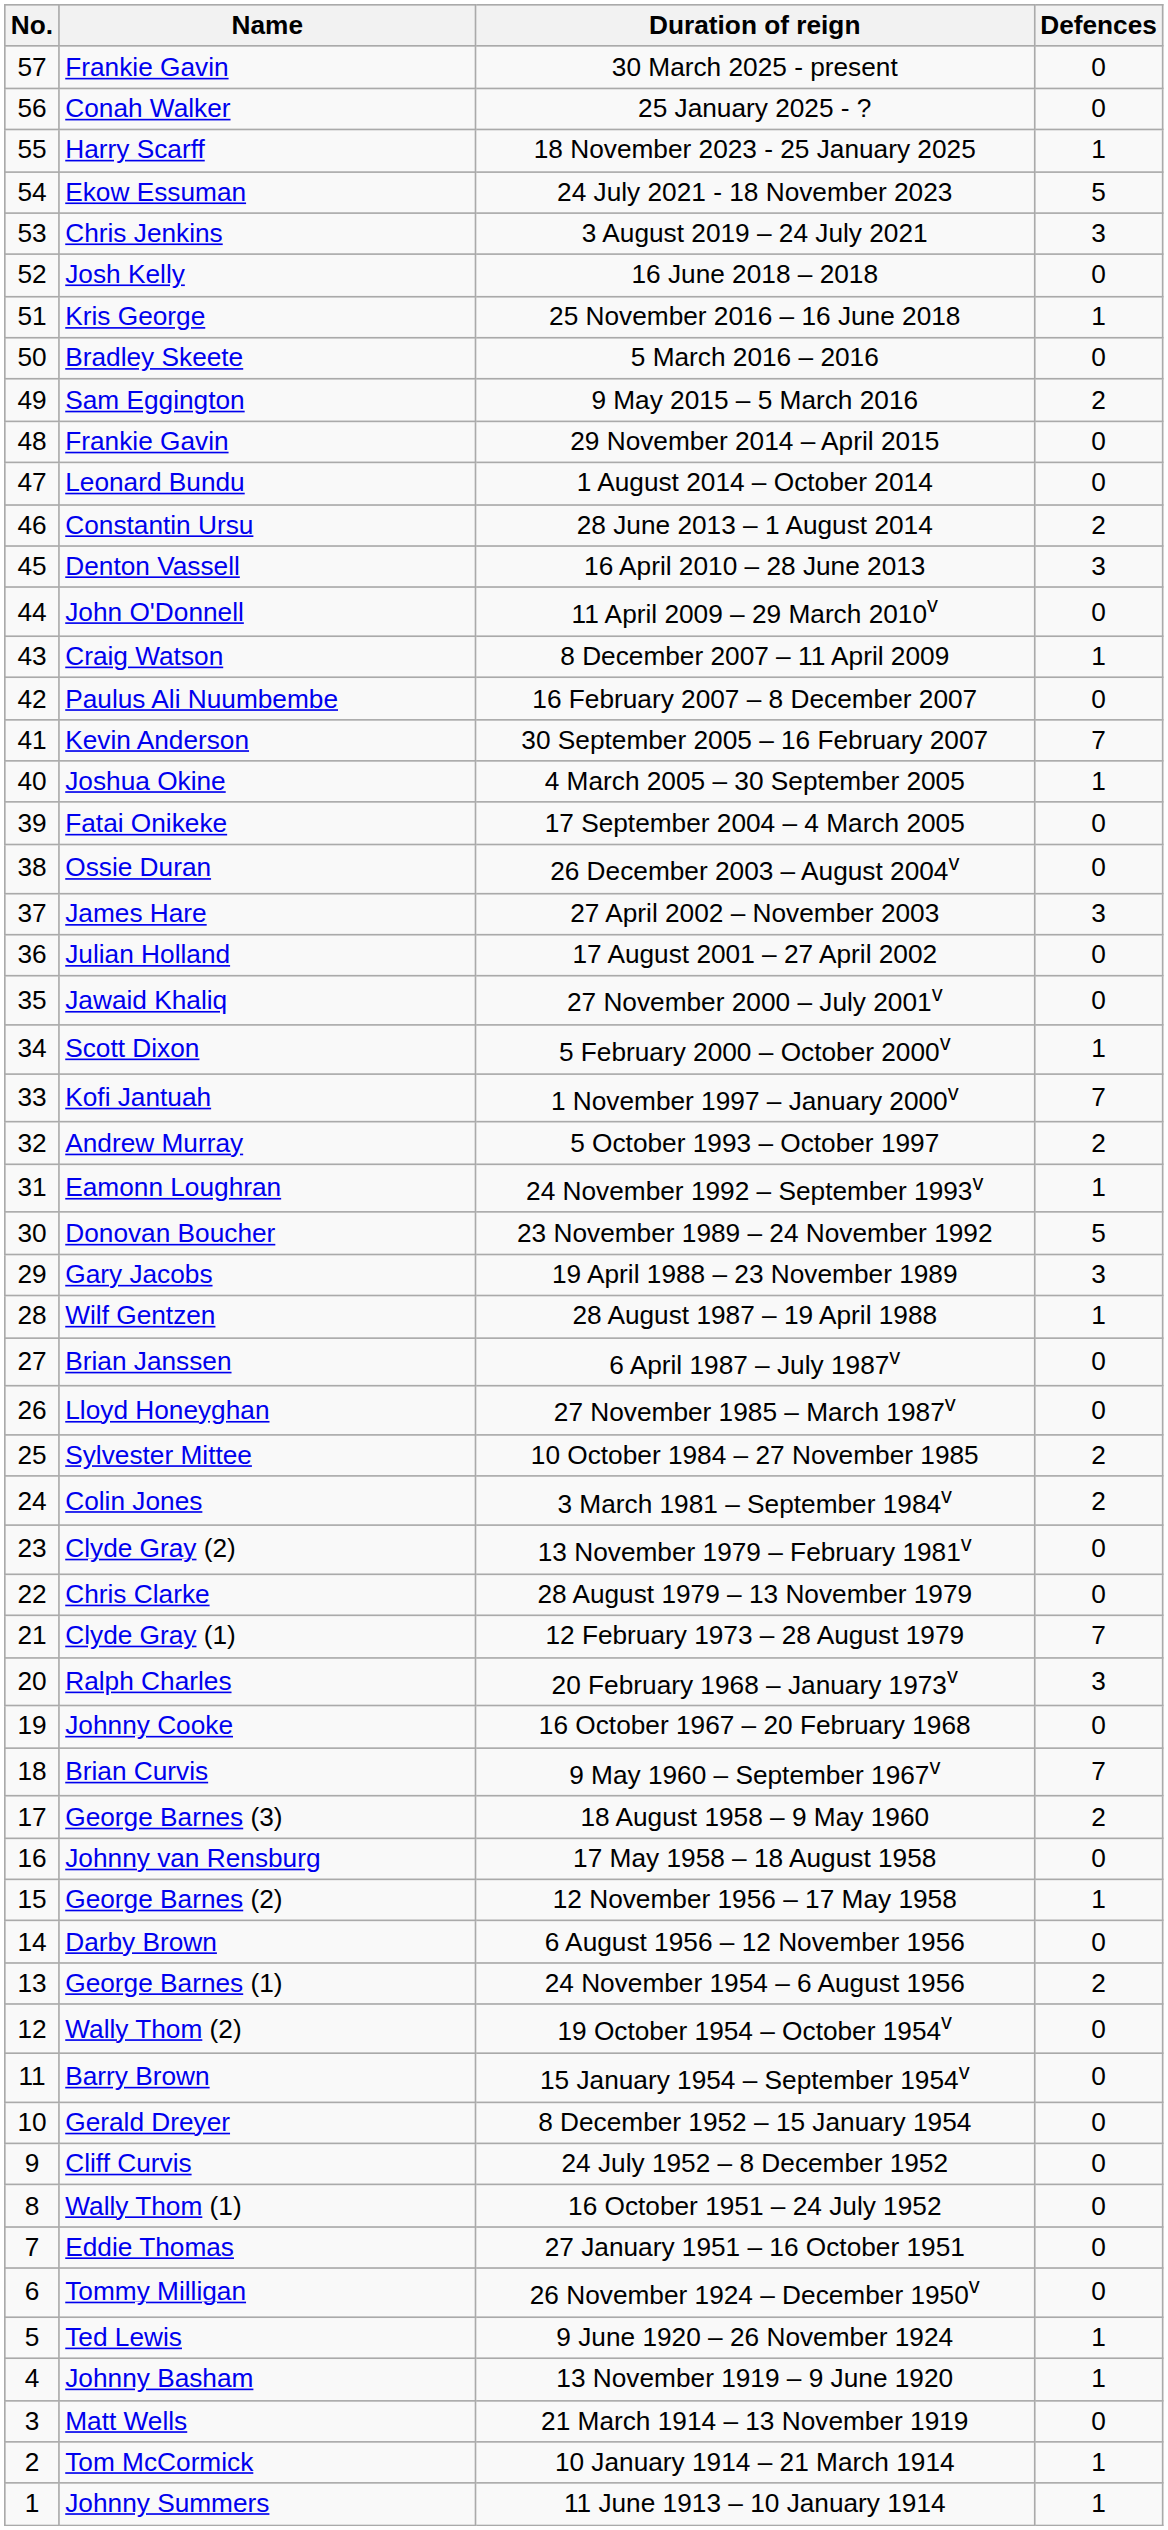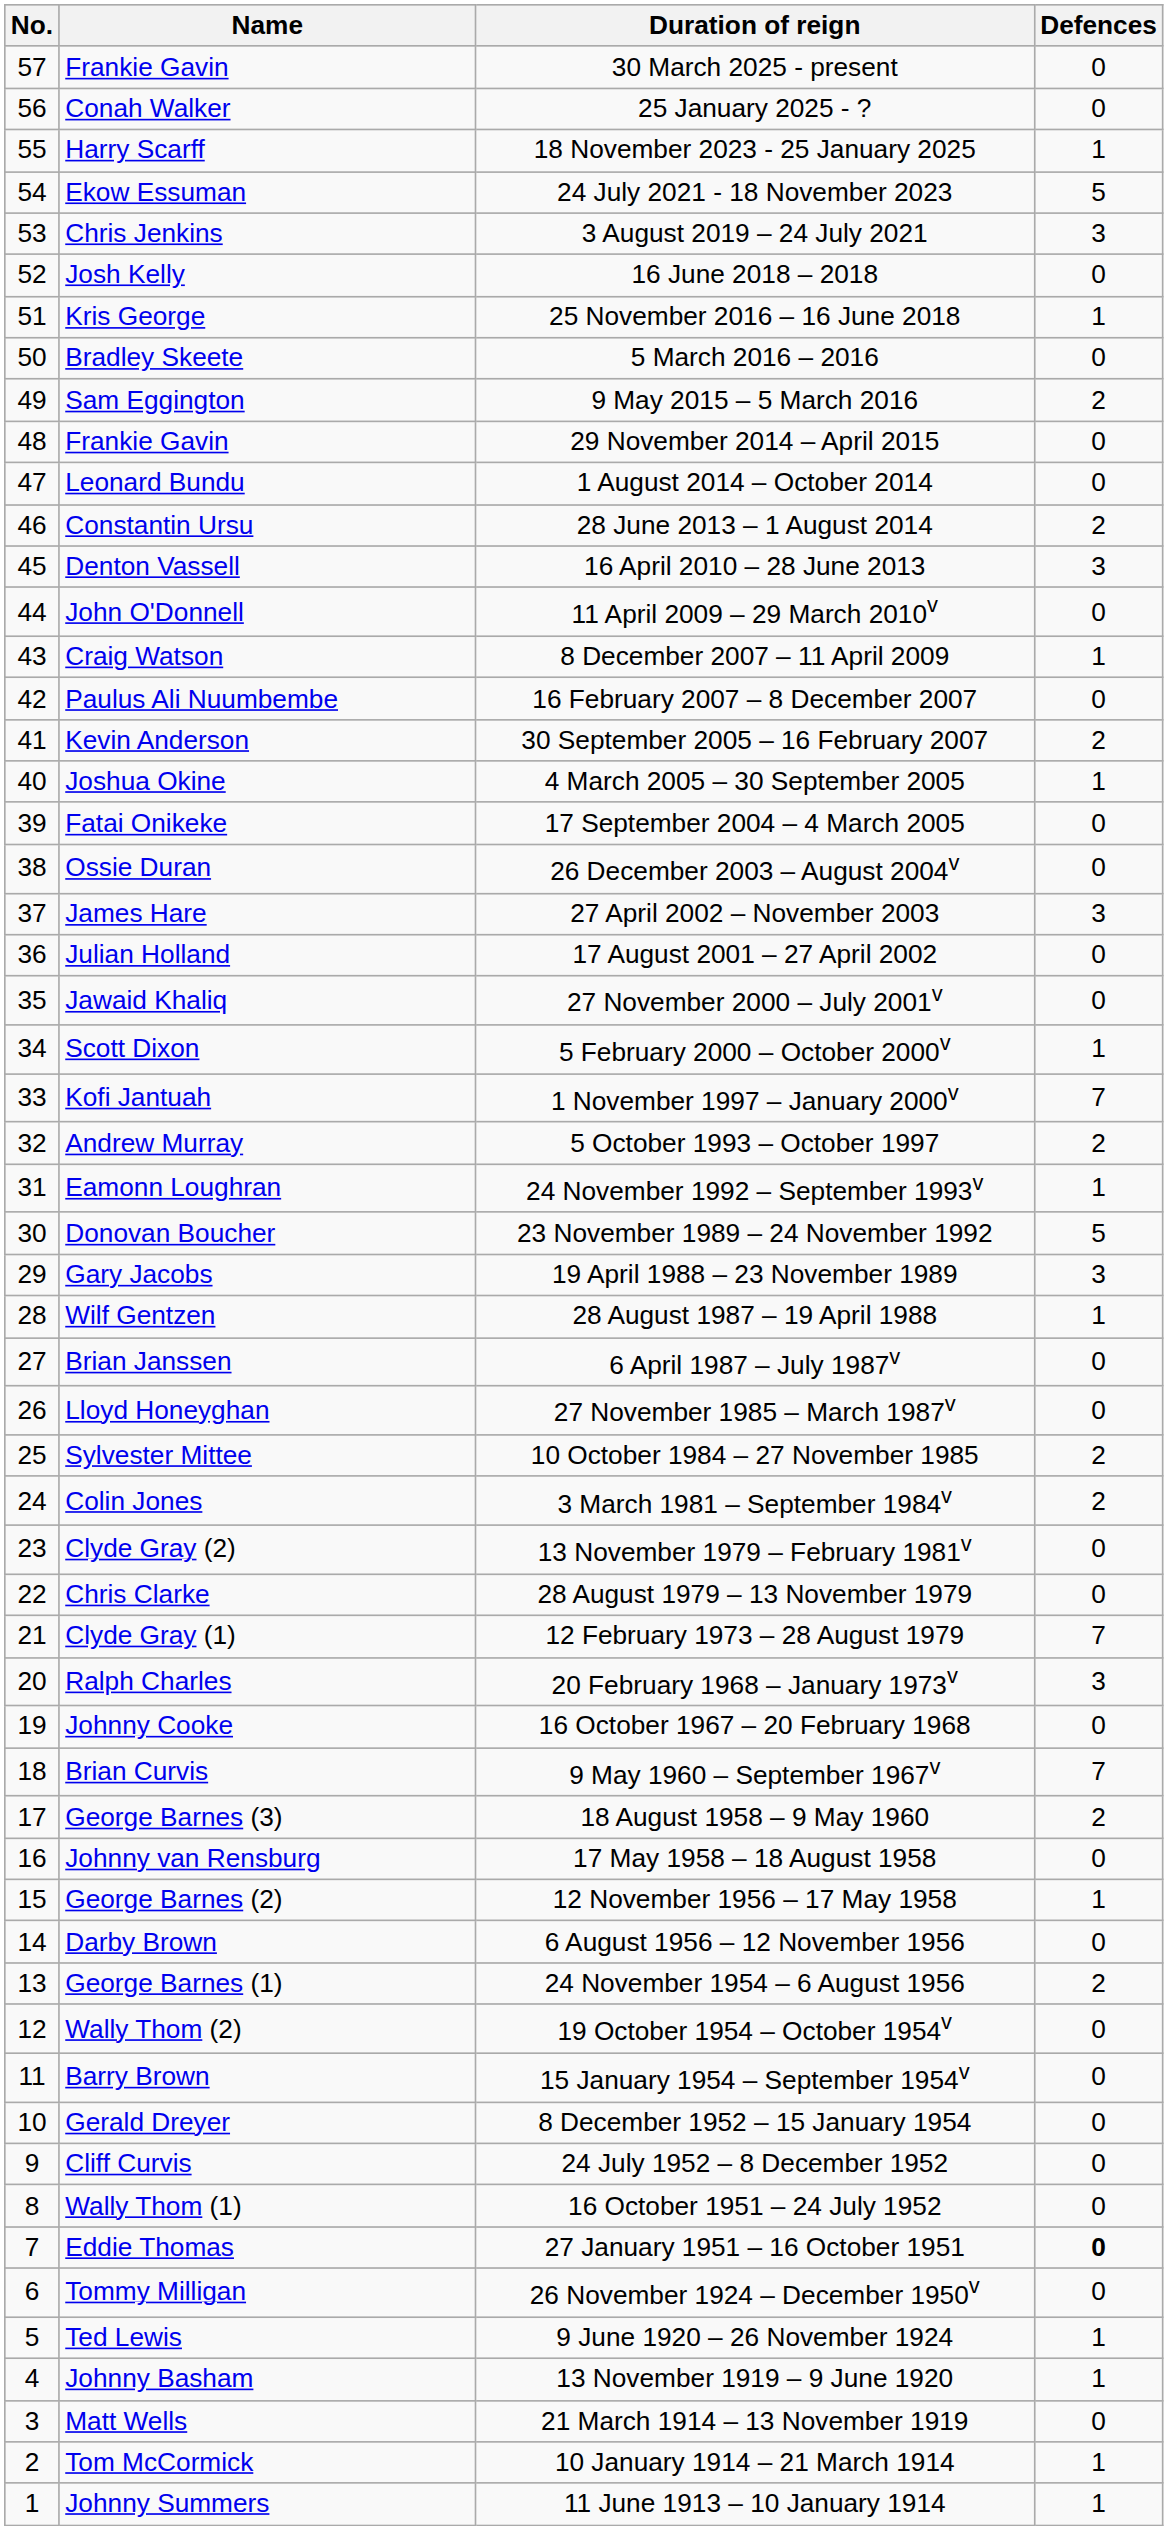(1099, 739) 7 -> (1099, 739) 2
(1099, 2247) normal -> (1099, 2247) bold
